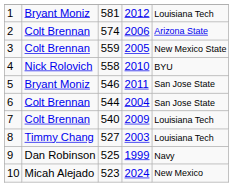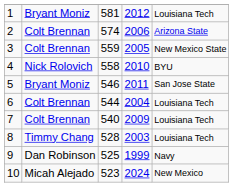(185, 102) San Jose State -> (184, 102) Louisiana Tech
(110, 137) 527 -> (110, 137) 528
